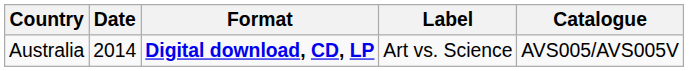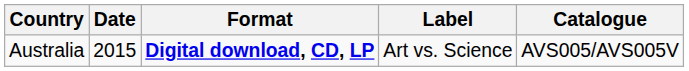(115, 50) 2014 -> (115, 50) 2015
